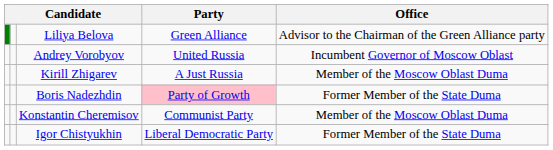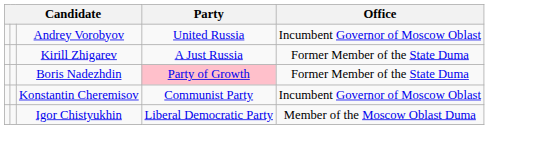- row: (79, 34)
(412, 74) Member of the Moscow Oblast Duma -> (380, 54) Former Member of the State Duma
(412, 114) Member of the Moscow Oblast Duma -> (380, 94) Incumbent Governor of Moscow Oblast
(412, 134) Former Member of the State Duma -> (380, 114) Member of the Moscow Oblast Duma
